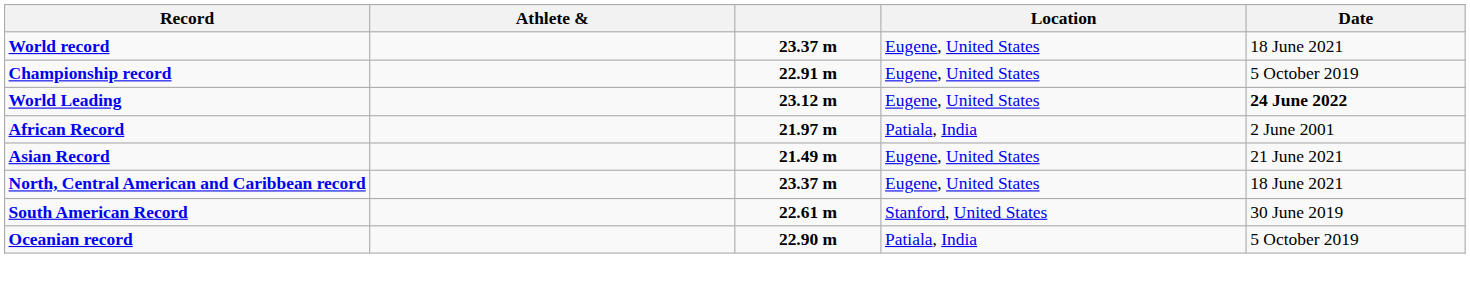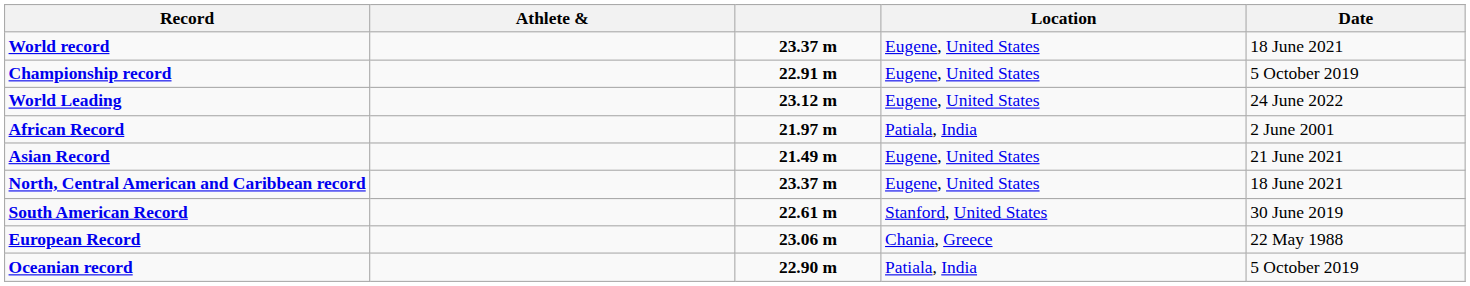(1299, 101) bold -> (1297, 101) normal
+ row: (75, 239)
